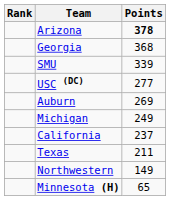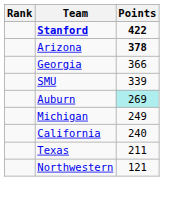+ row: (63, 30)
(144, 47) 368 -> (137, 64) 366
- row: (61, 83)
(144, 101) no background -> (137, 99) paleturquoise background
(144, 136) 237 -> (137, 133) 240
(144, 170) 149 -> (137, 167) 121
- row: (79, 187)
